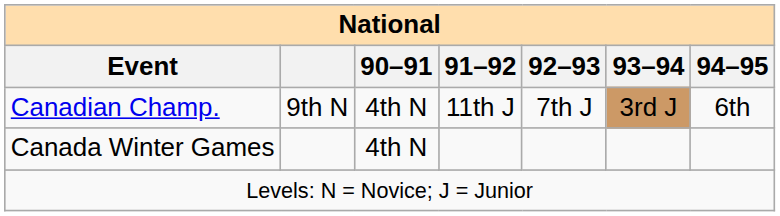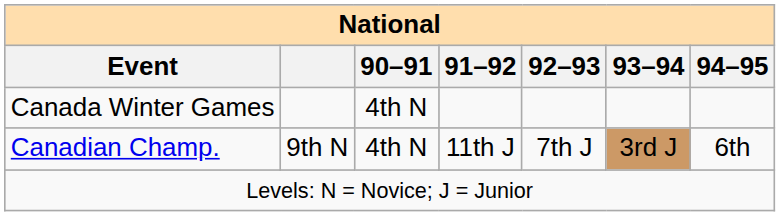rows swapped: (115, 107) <-> (143, 148)
